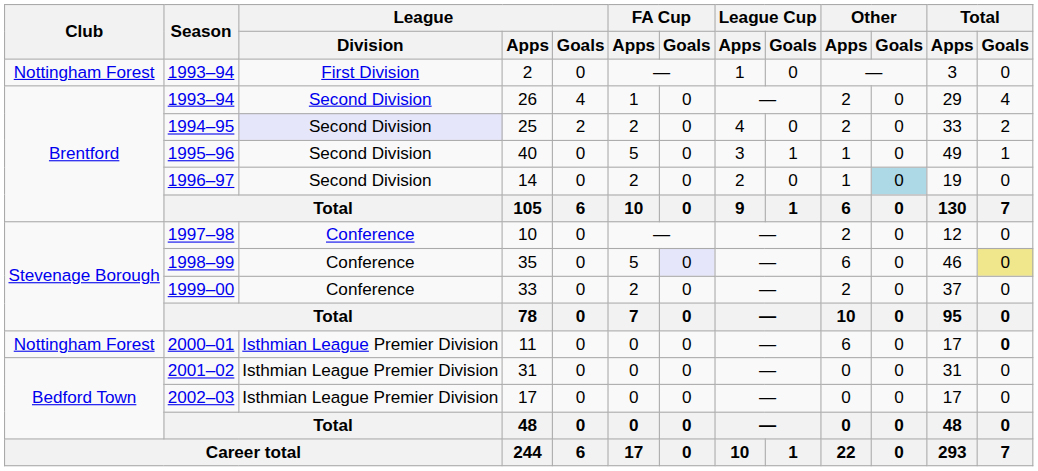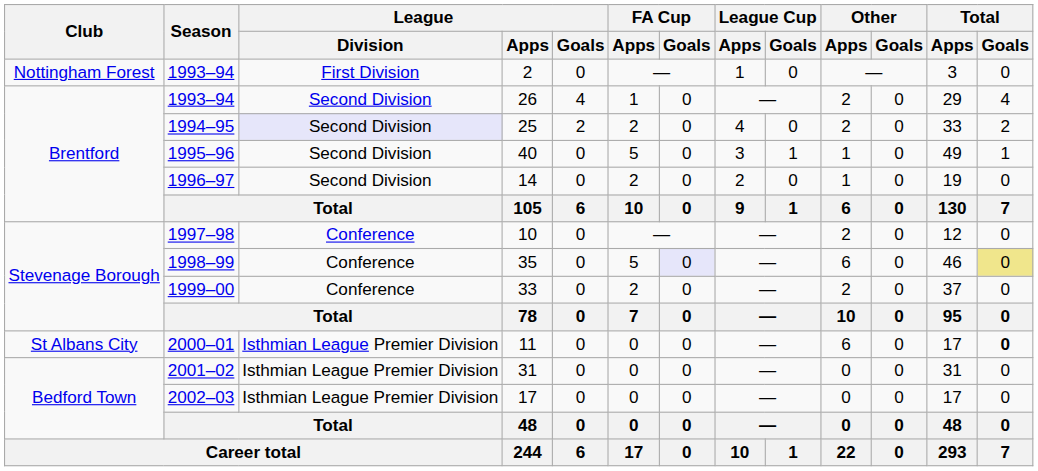(899, 180) lightblue background -> (899, 180) no background
(84, 343) Nottingham Forest -> (84, 343) St Albans City
